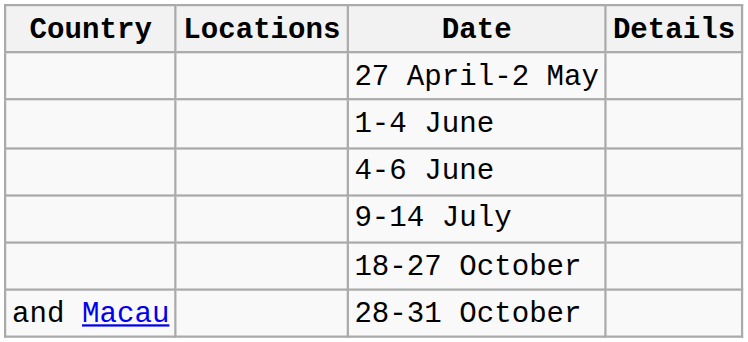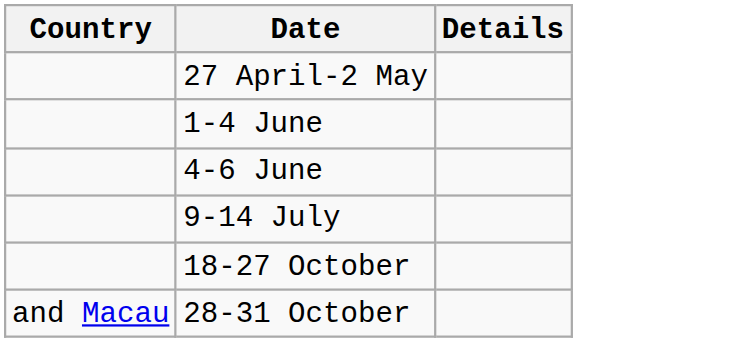- column: (262, 29)
